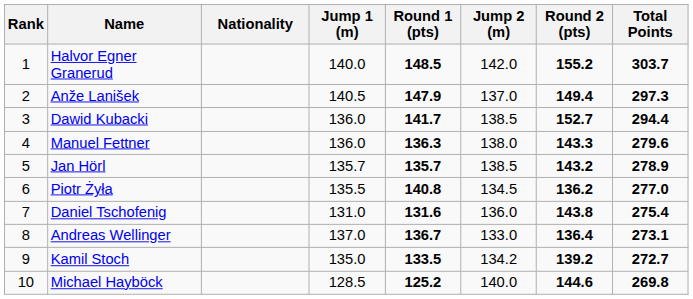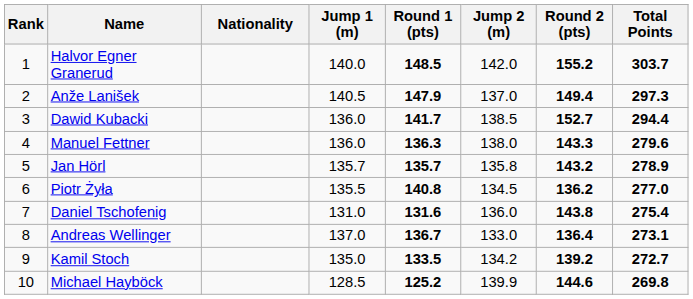(499, 166) 138.5 -> (499, 166) 135.8
(499, 282) 140.0 -> (499, 282) 139.9
